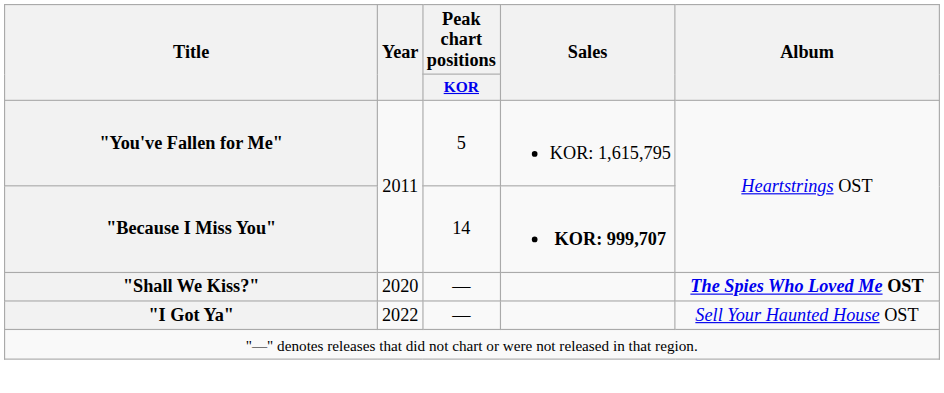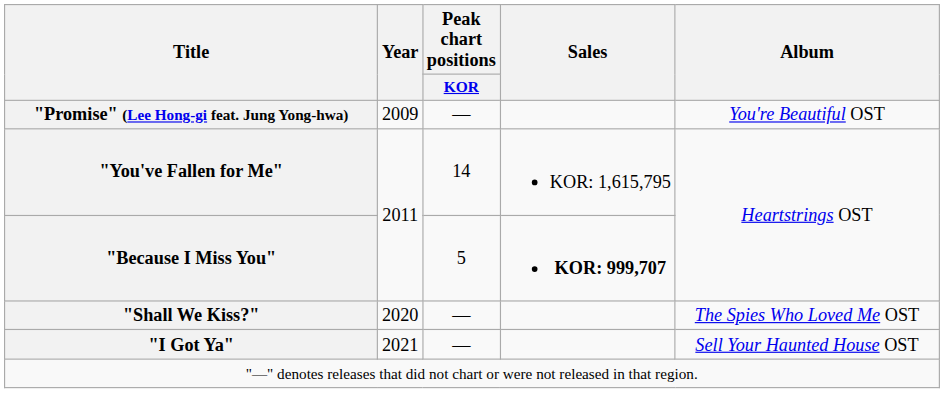+ row: (191, 114)
(461, 143) 5 -> (461, 171) 14
(461, 228) 14 -> (461, 257) 5
(807, 286) bold -> (807, 315) normal
(400, 315) 2022 -> (400, 344) 2021
